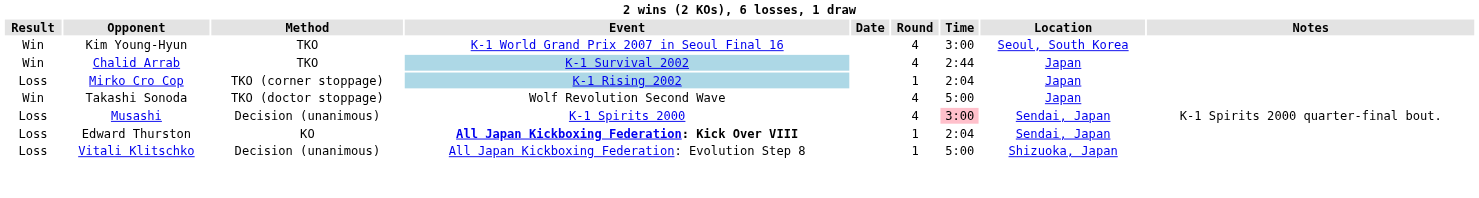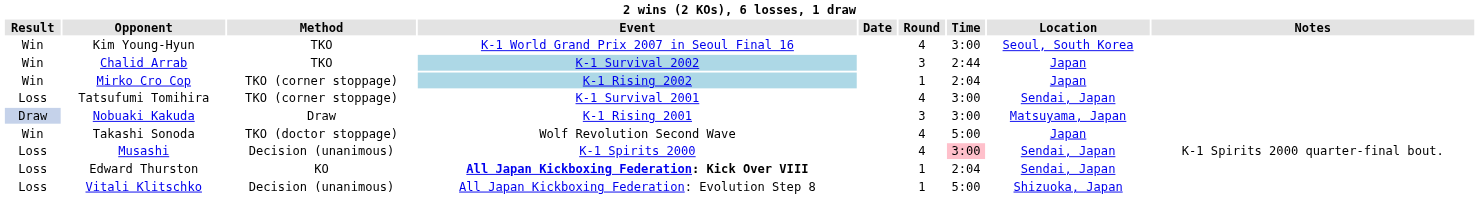(915, 62) 4 -> (922, 62) 3
(33, 80) Loss -> (33, 80) Win
+ row: (144, 98)
+ row: (144, 115)
